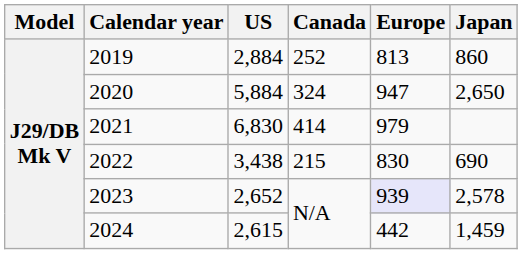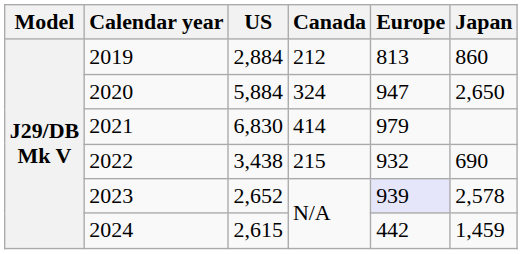(309, 56) 252 -> (309, 56) 212
(393, 160) 830 -> (393, 160) 932
